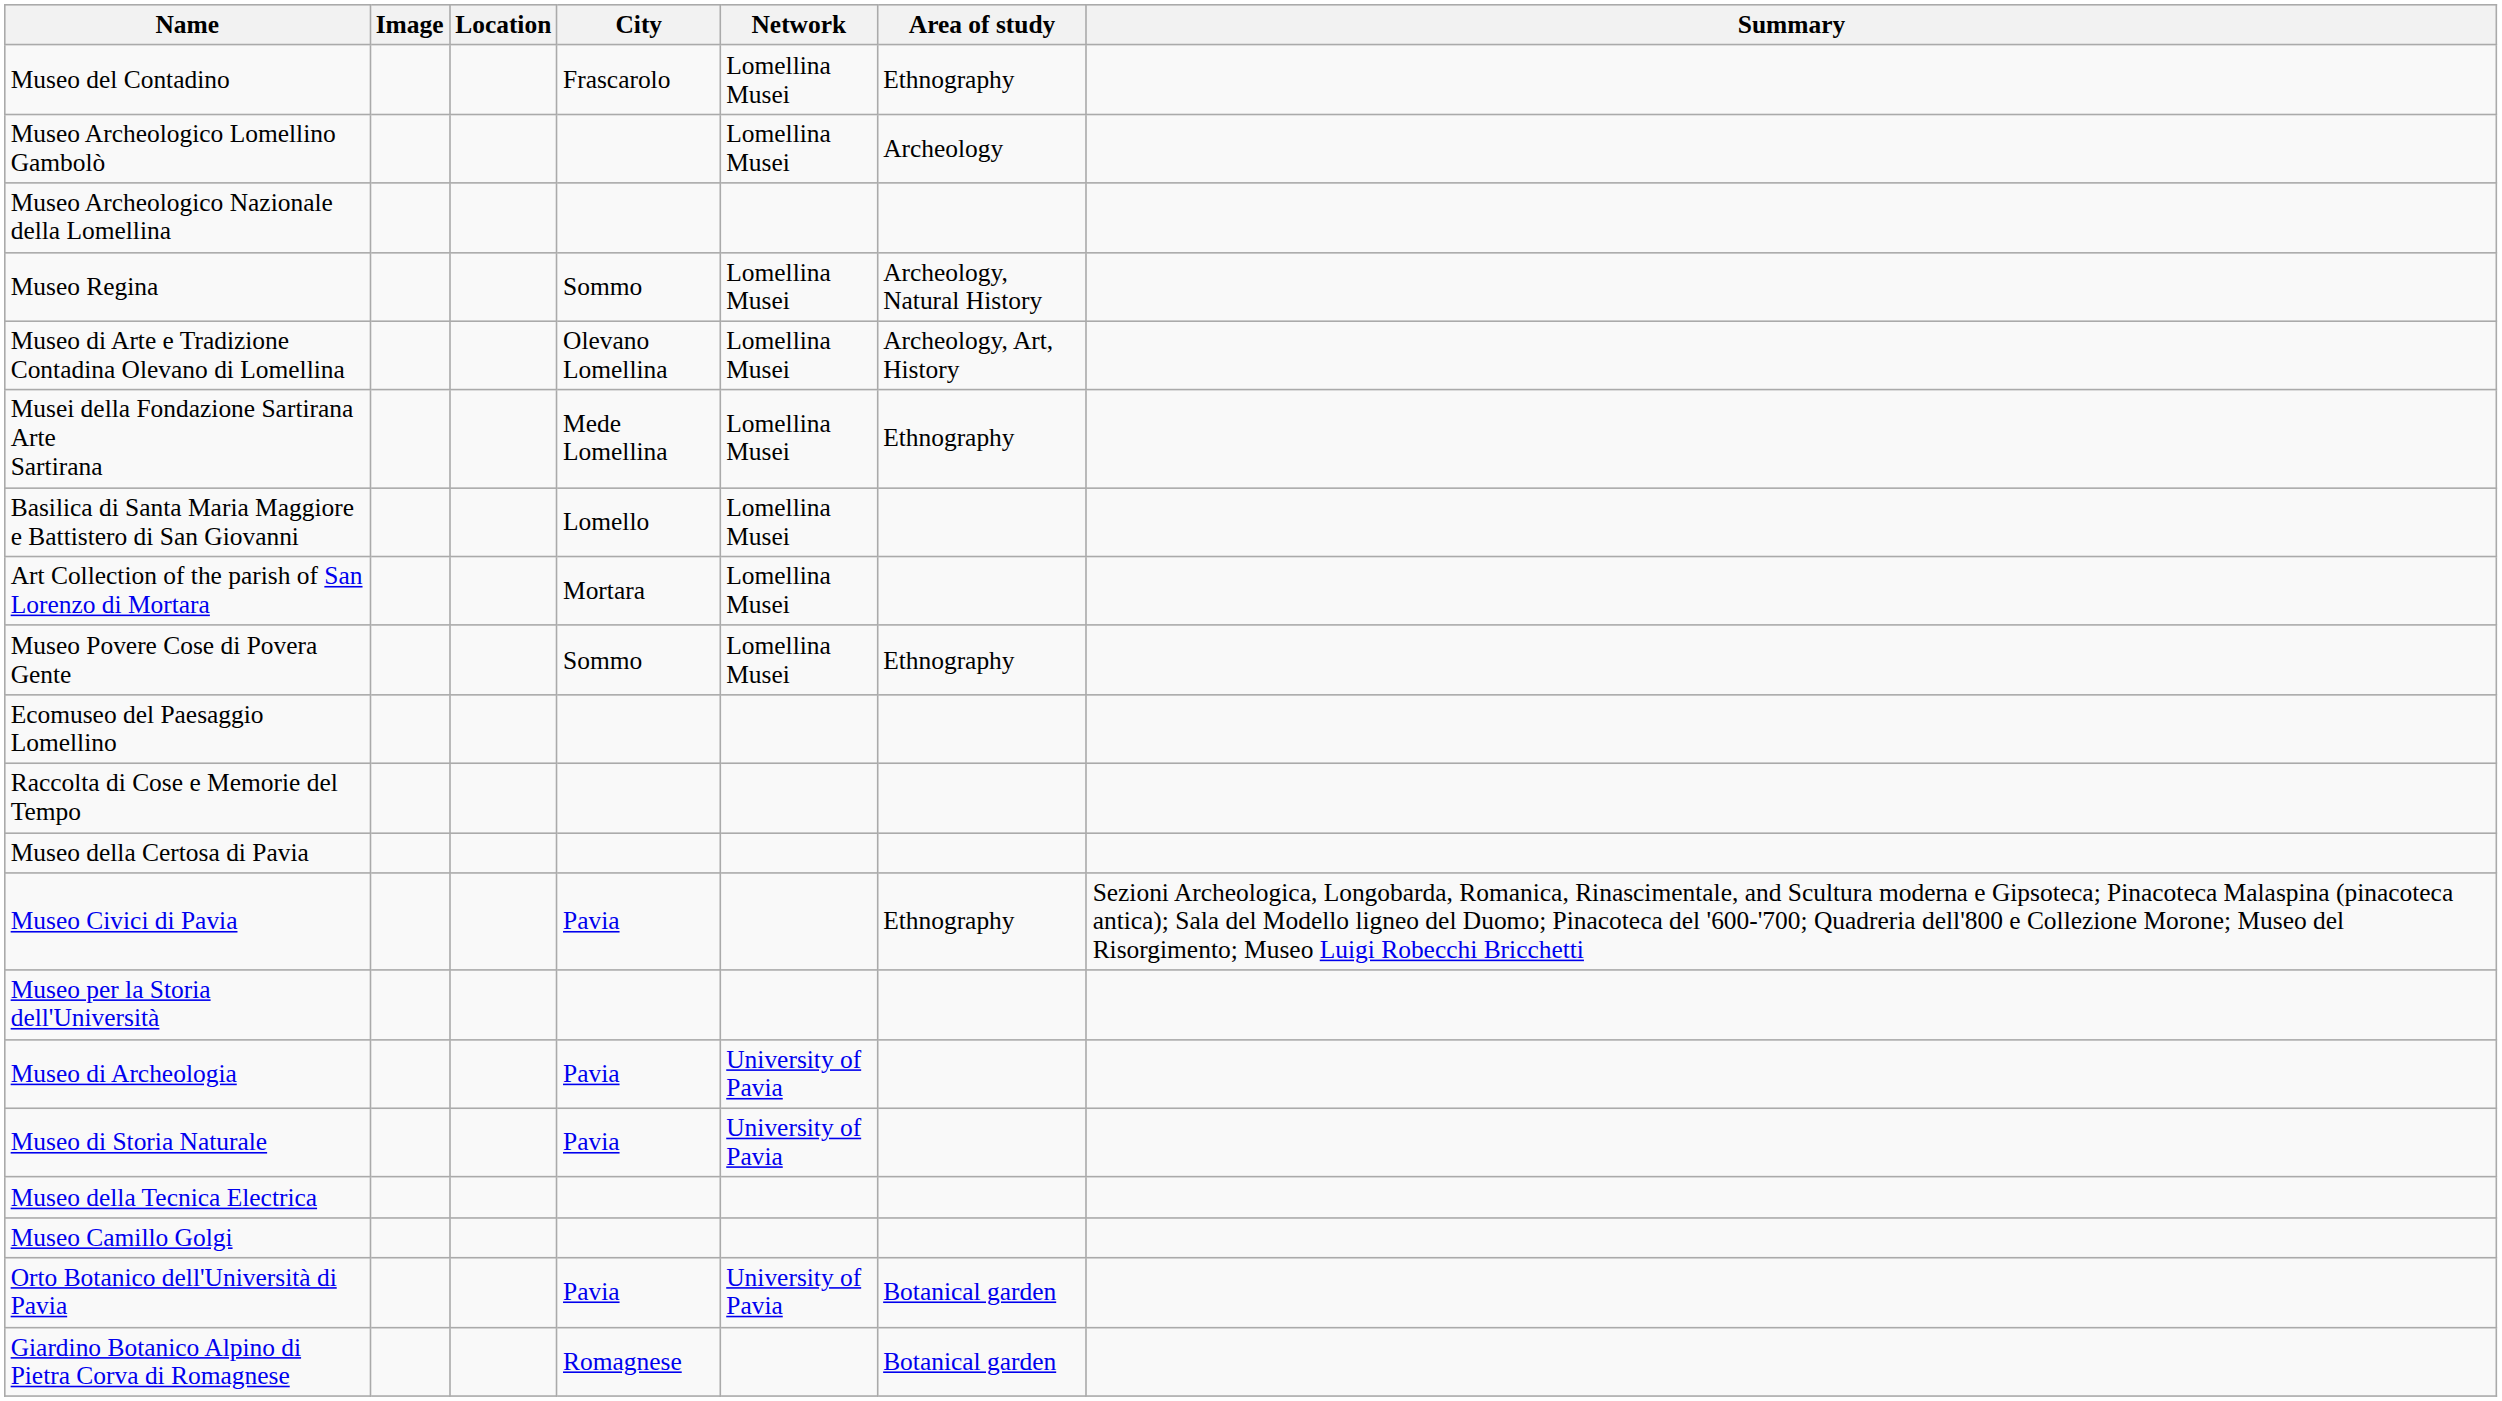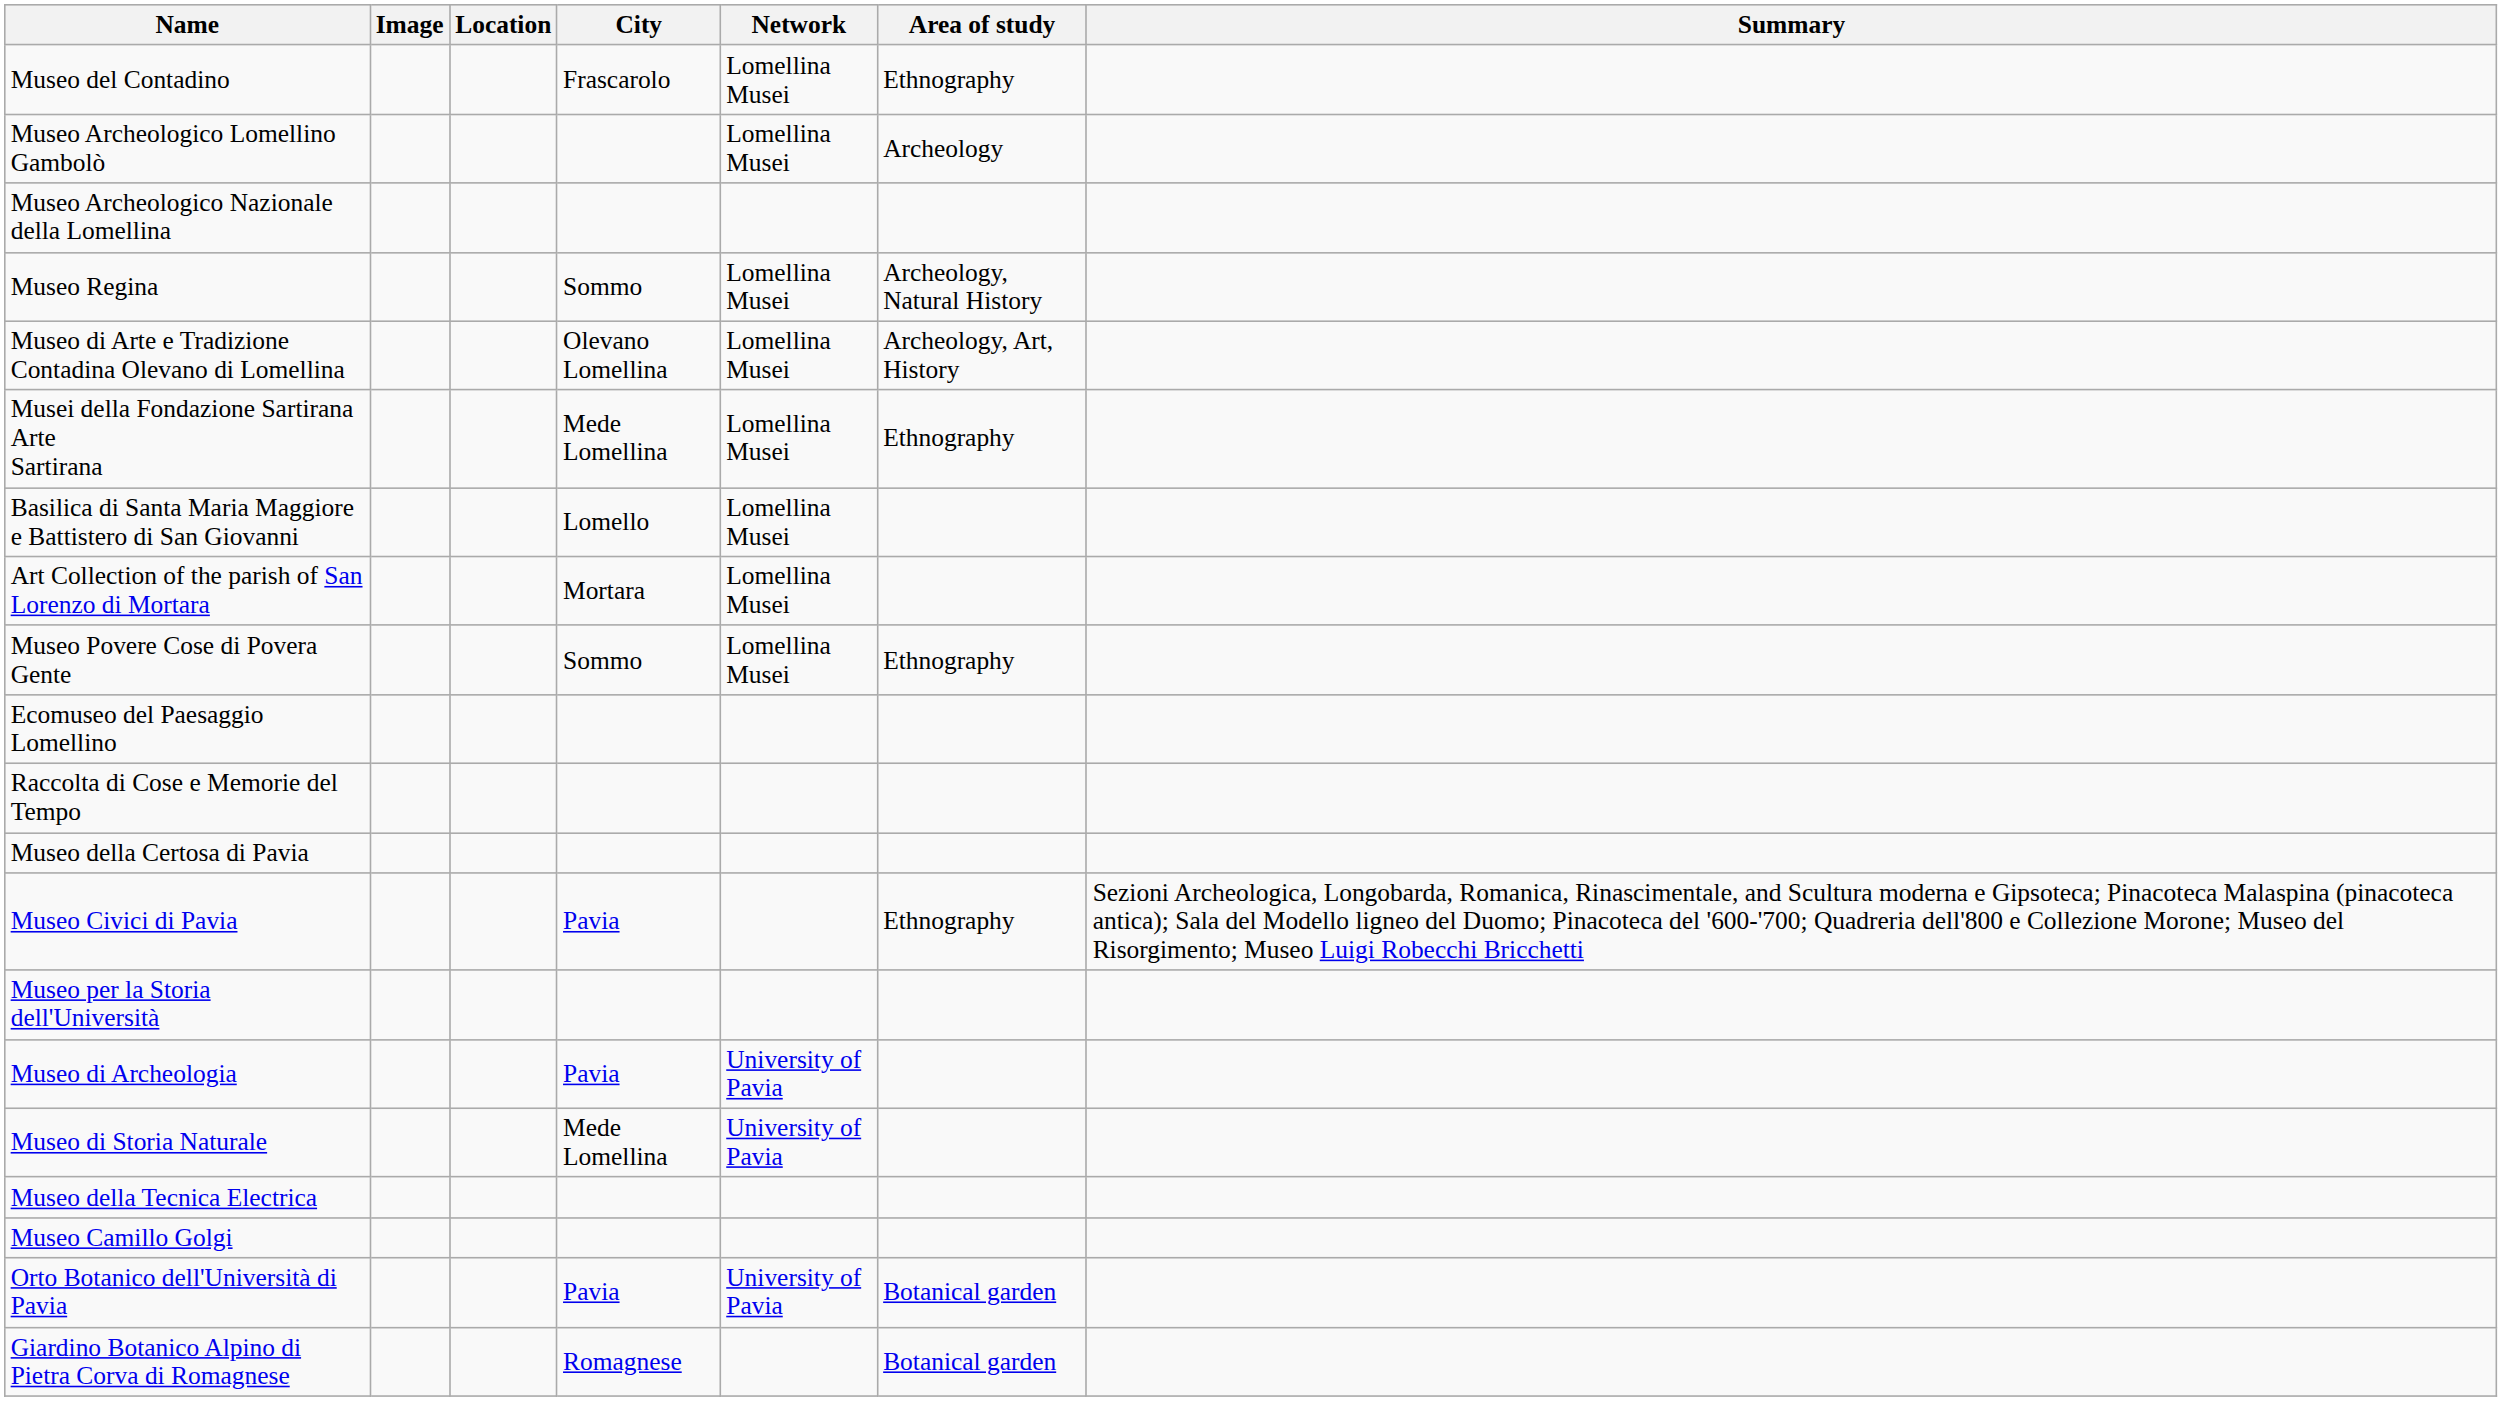(591, 1142) Pavia -> (615, 1142) Mede Lomellina
